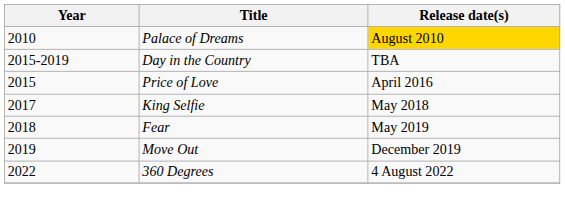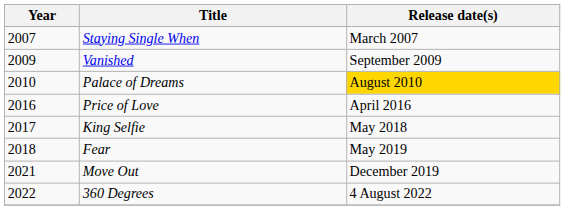+ row: (141, 37)
+ row: (108, 60)
- row: (196, 60)
(22, 82) 2015 -> (22, 104) 2016
(22, 149) 2019 -> (22, 171) 2021
